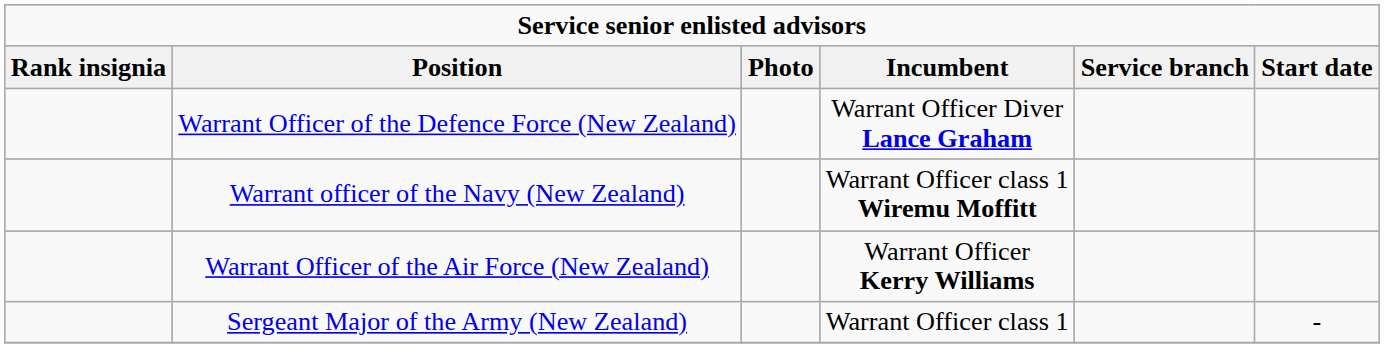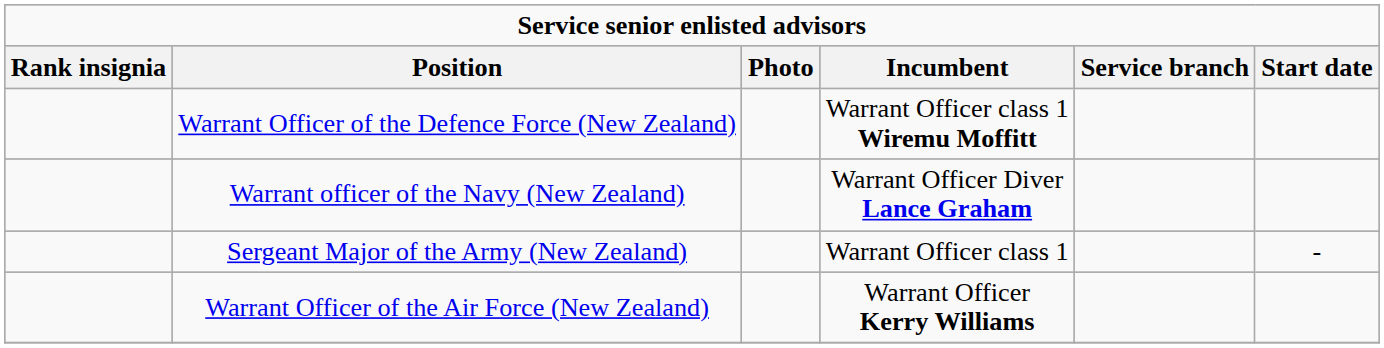(947, 123) Warrant Officer Diver Lance Graham -> (947, 123) Warrant Officer class 1 Wiremu Moffitt
(947, 194) Warrant Officer class 1 Wiremu Moffitt -> (947, 194) Warrant Officer Diver Lance Graham
rows swapped: (457, 321) <-> (457, 265)
